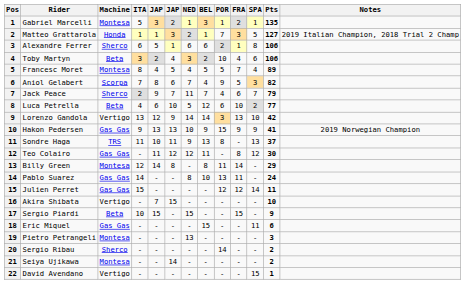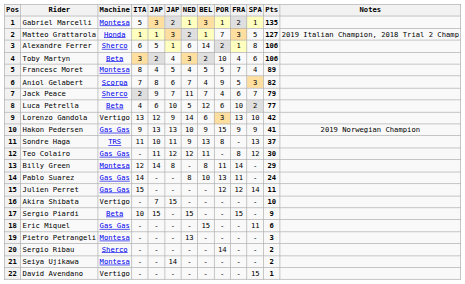(206, 46) 6 -> (206, 46) 14
(206, 118) 14 -> (206, 118) 6
